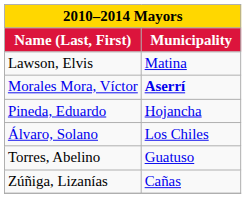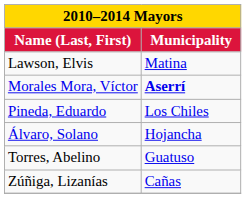(173, 110) Hojancha -> (177, 110) Los Chiles
(177, 134) Los Chiles -> (173, 134) Hojancha
